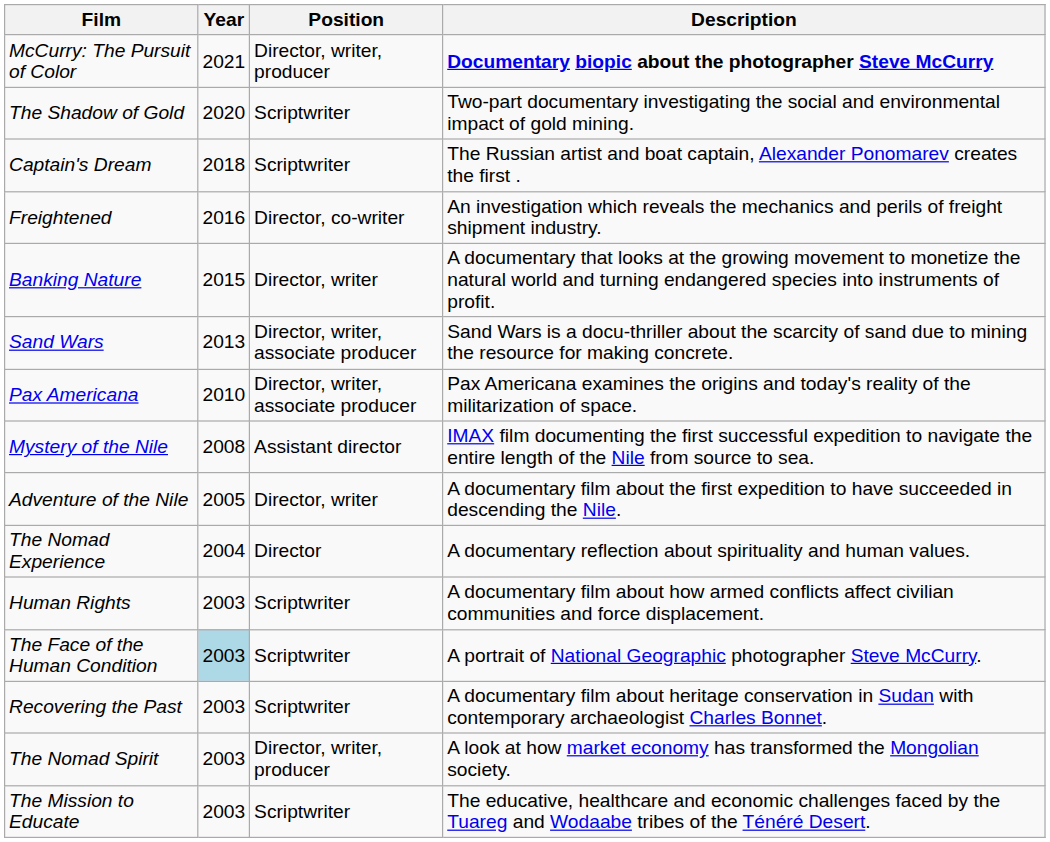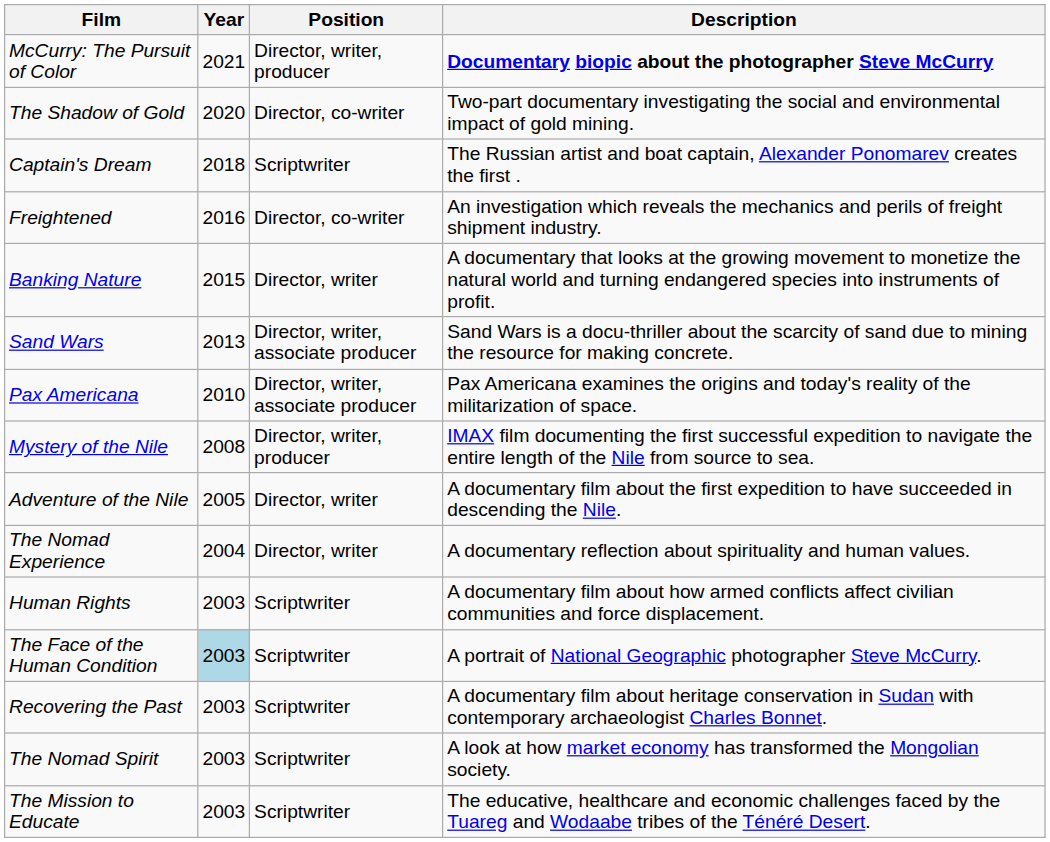(302, 113) Scriptwriter -> (329, 113) Director, co-writer
(328, 446) Assistant director -> (318, 446) Director, writer, producer
(288, 551) Director -> (316, 551) Director, writer
(318, 759) Director, writer, producer -> (302, 759) Scriptwriter
